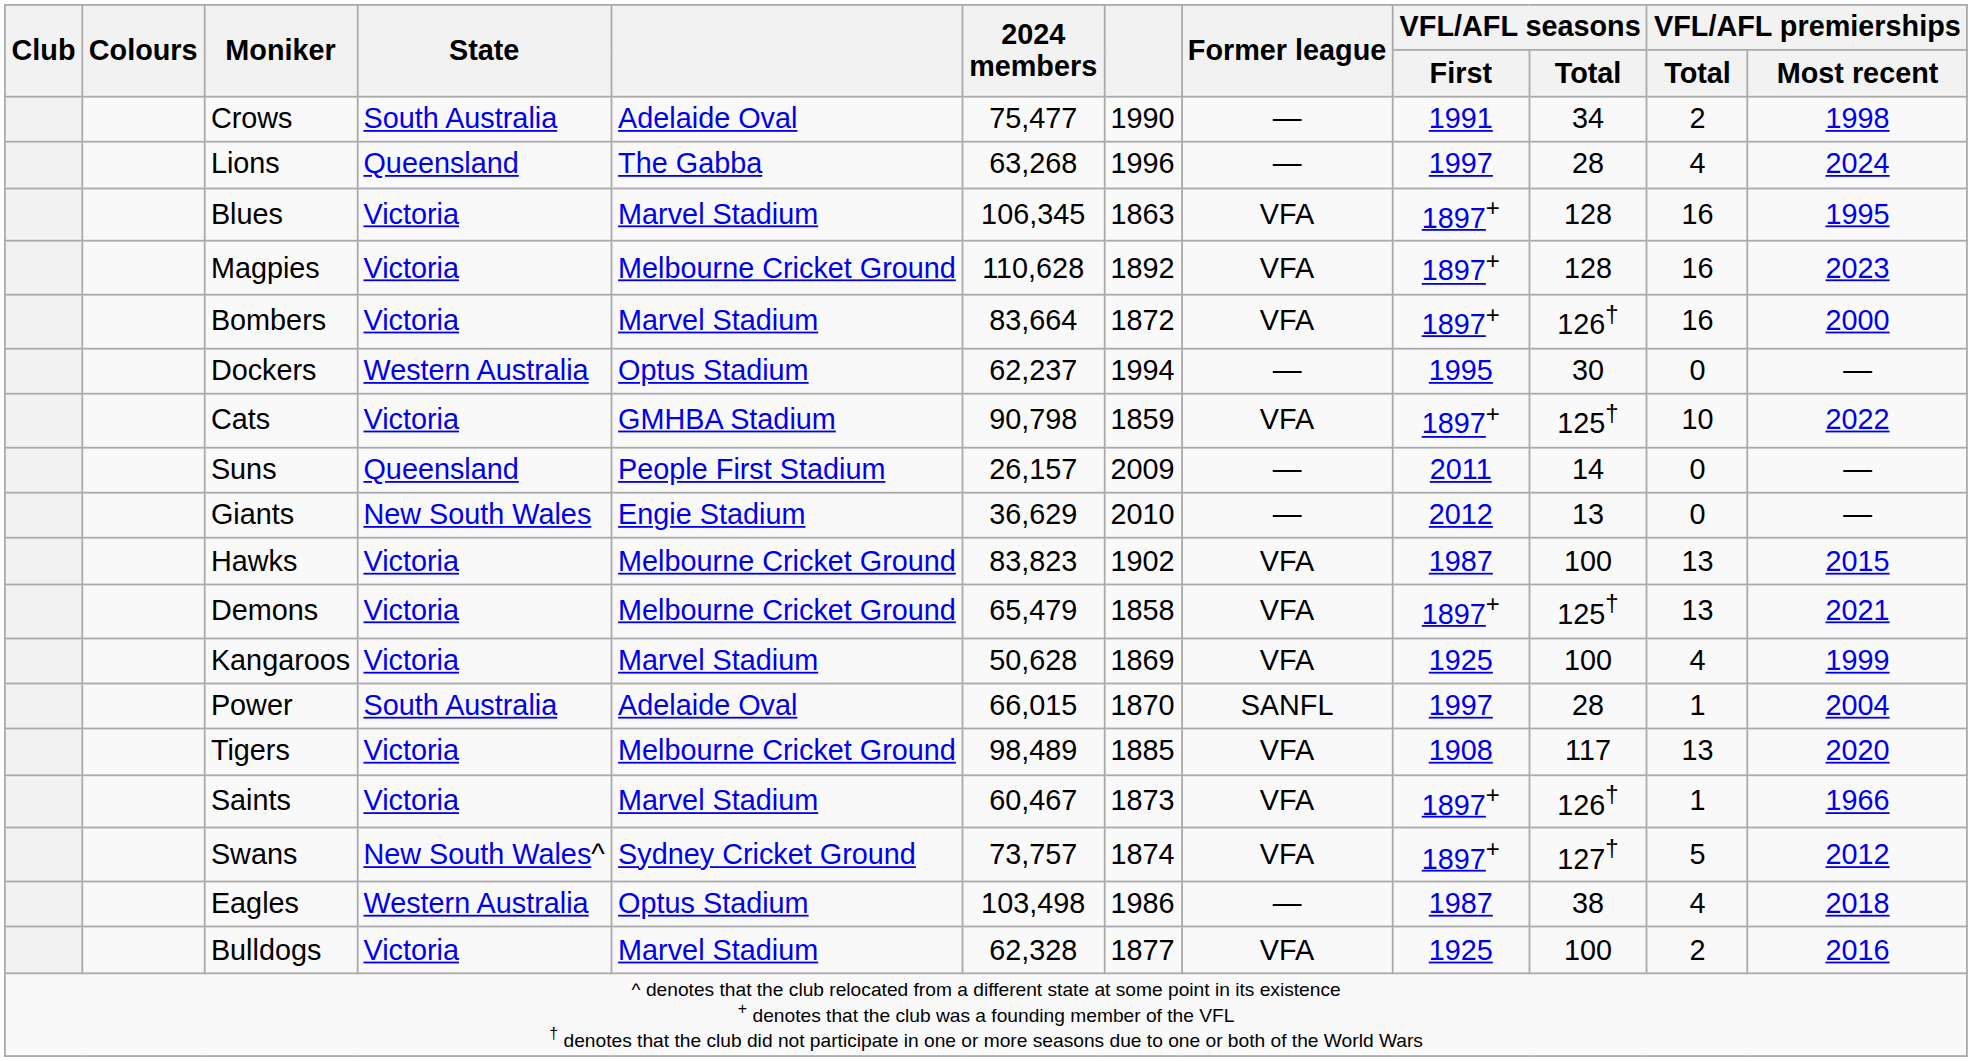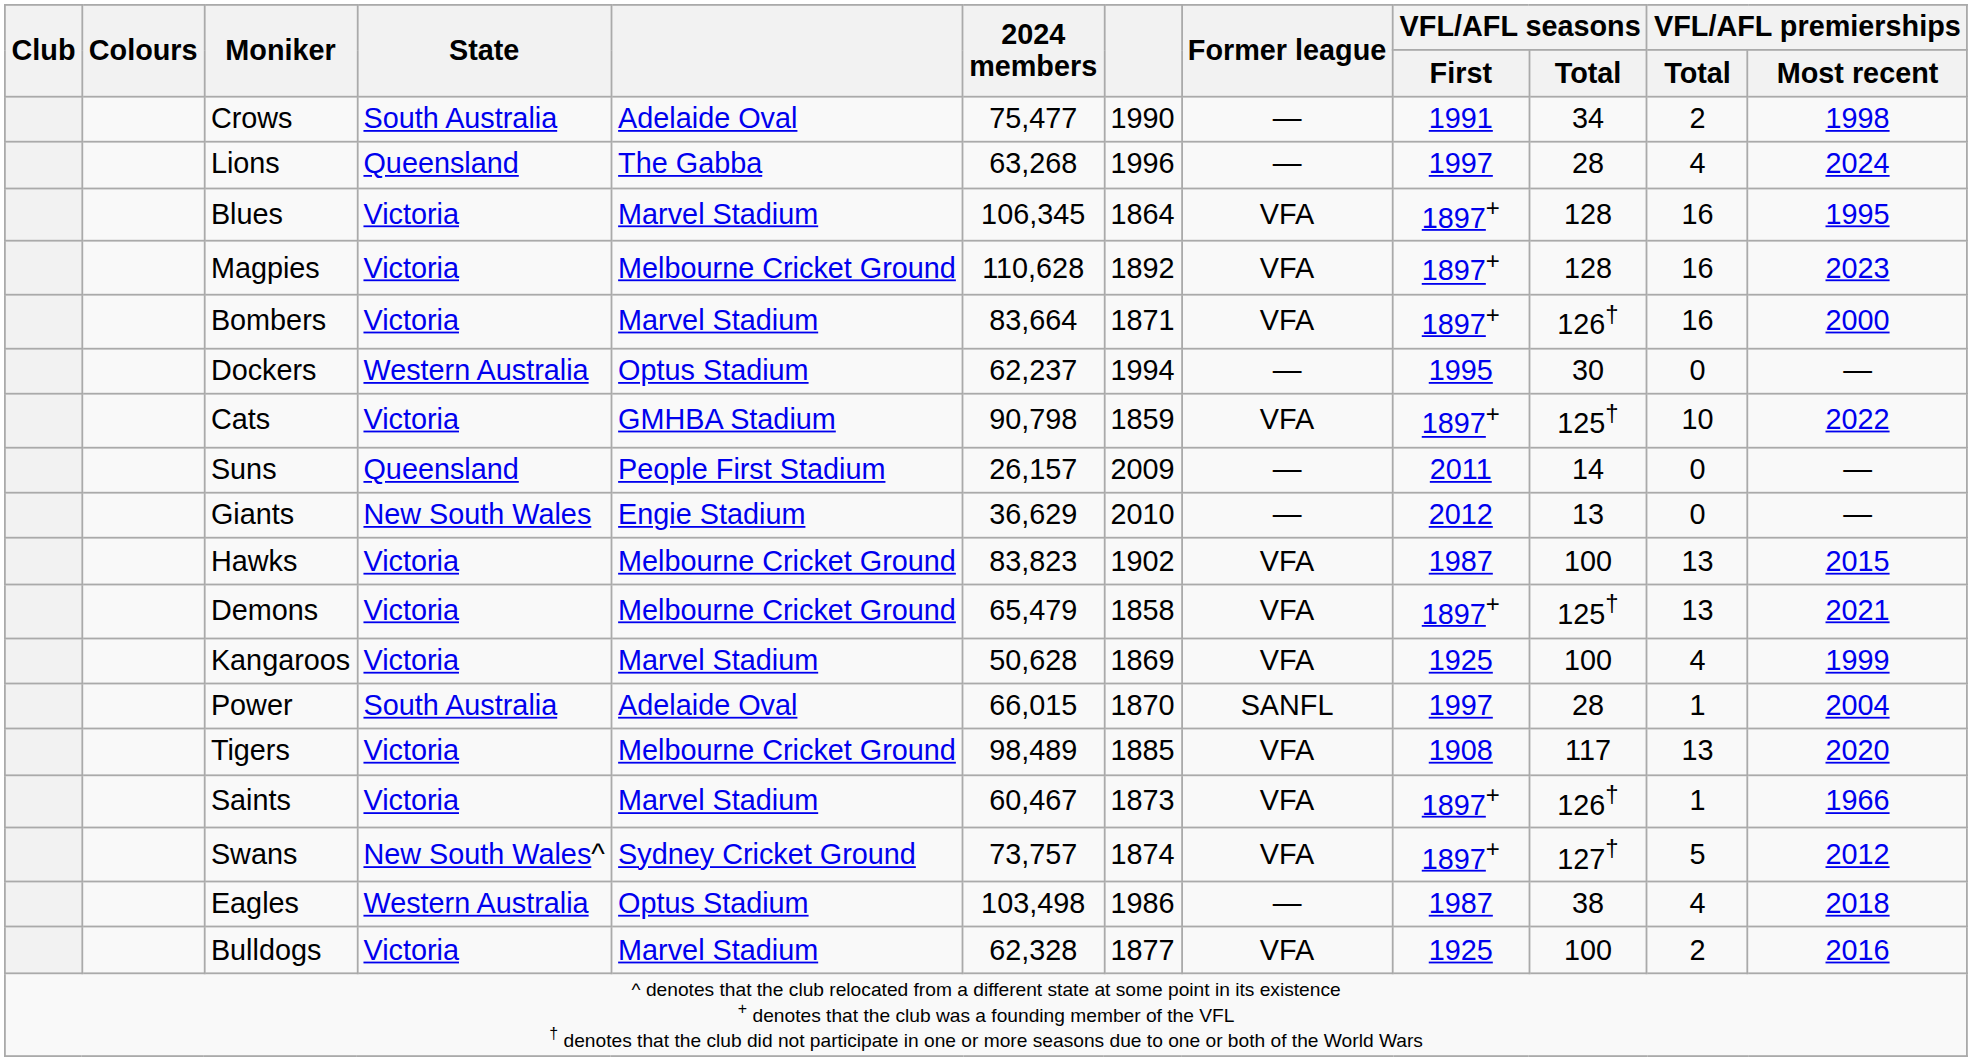(1143, 213) 1863 -> (1143, 213) 1864
(1143, 320) 1872 -> (1143, 320) 1871
